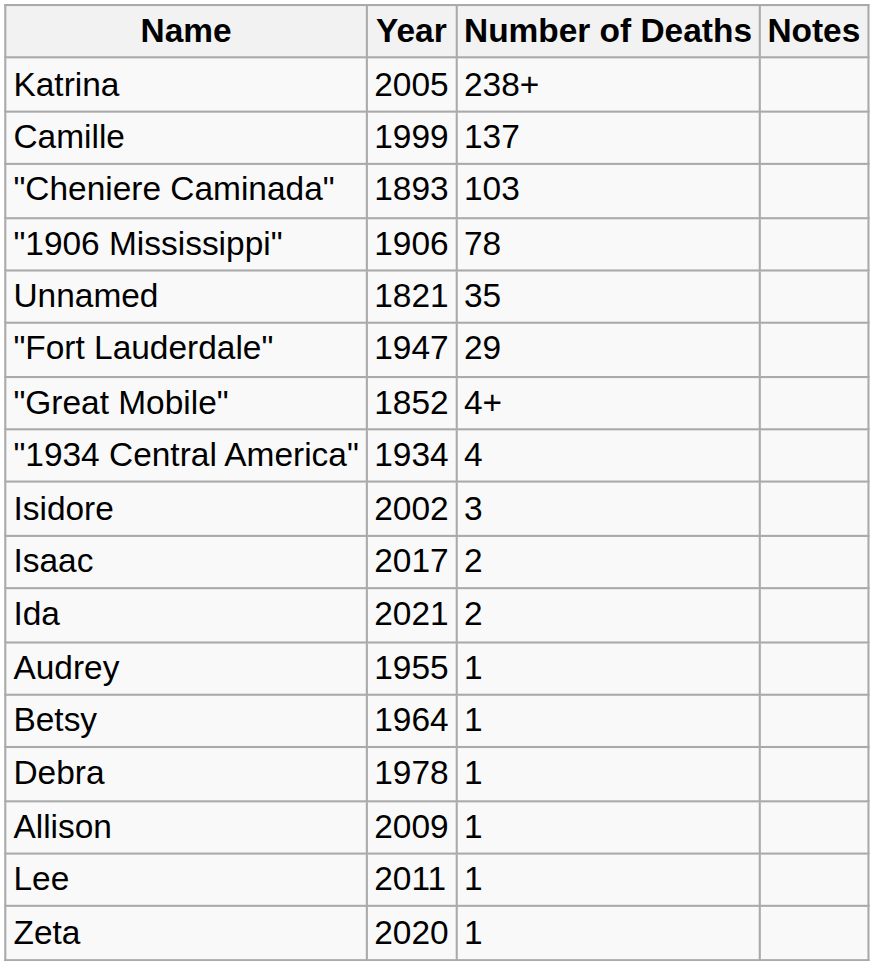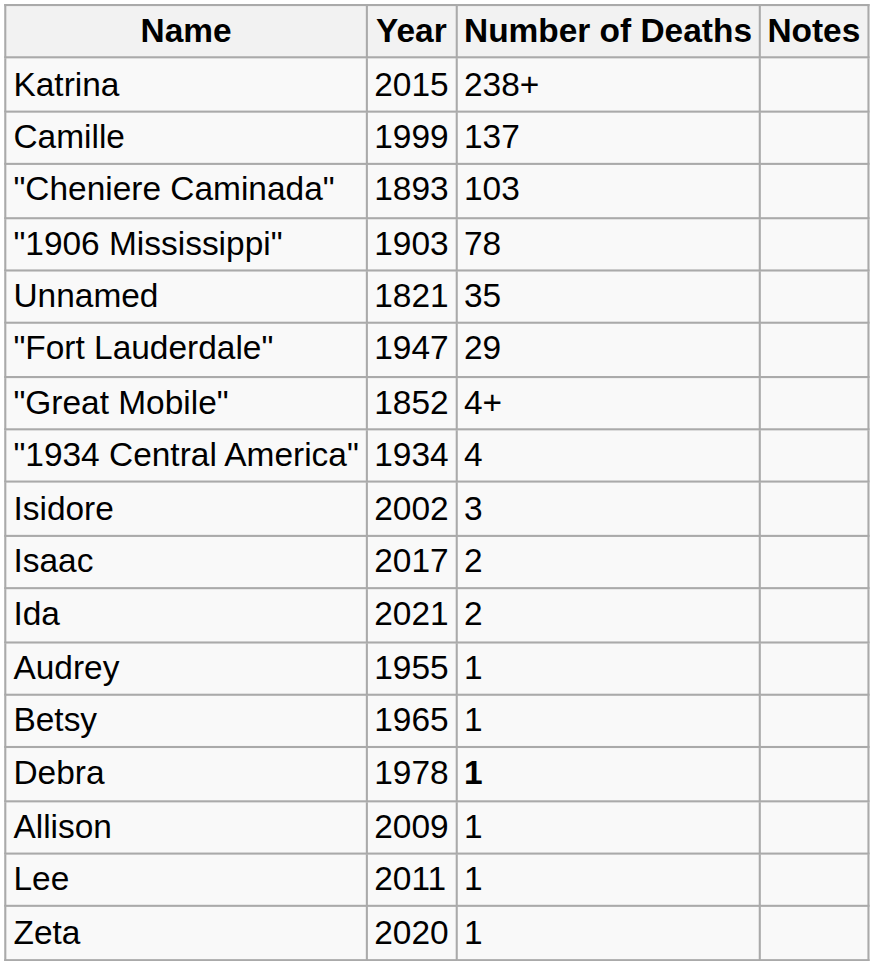(411, 84) 2005 -> (411, 84) 2015
(411, 243) 1906 -> (411, 243) 1903
(411, 720) 1964 -> (411, 720) 1965
(473, 773) normal -> (473, 773) bold
